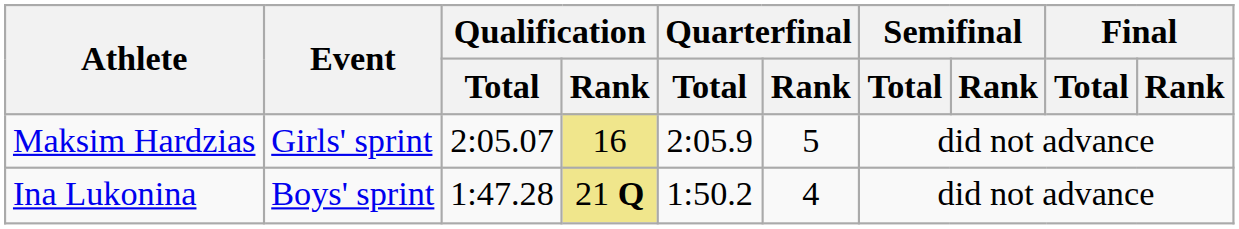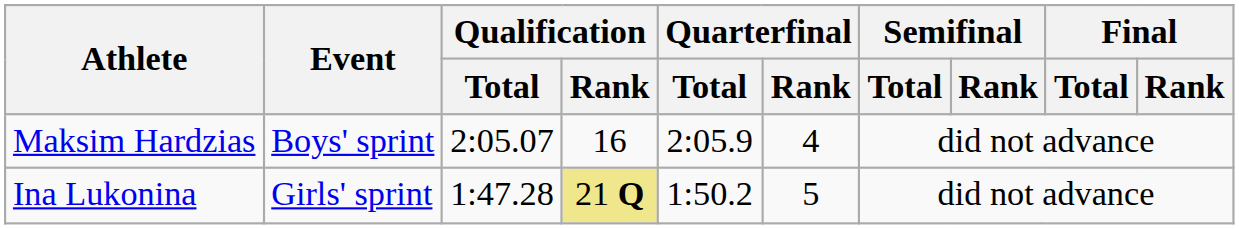(352, 140) Girls' sprint -> (353, 140) Boys' sprint
(610, 140) khaki background -> (610, 140) no background
(811, 140) 5 -> (811, 140) 4
(353, 194) Boys' sprint -> (352, 194) Girls' sprint
(811, 194) 4 -> (811, 194) 5
